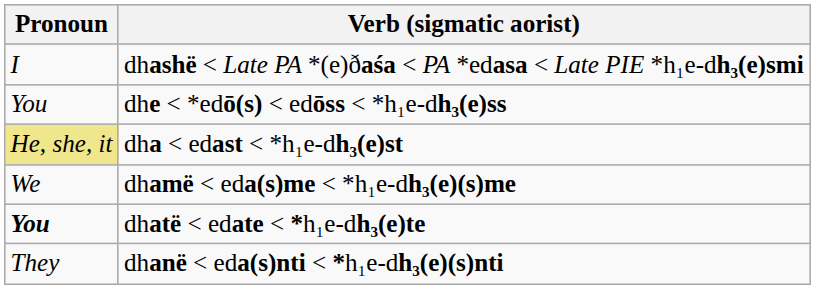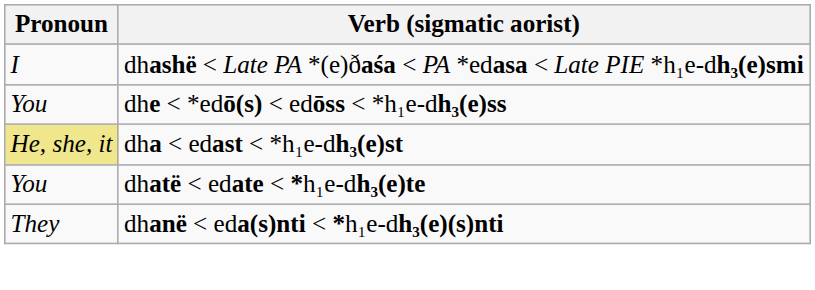- row: (320, 183)
(30, 223) bold -> (29, 183) normal
